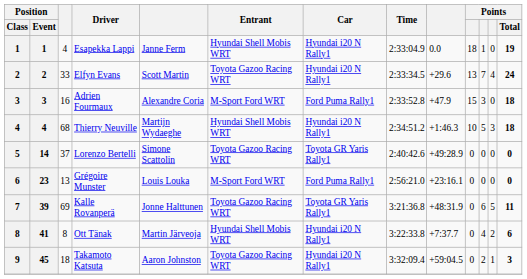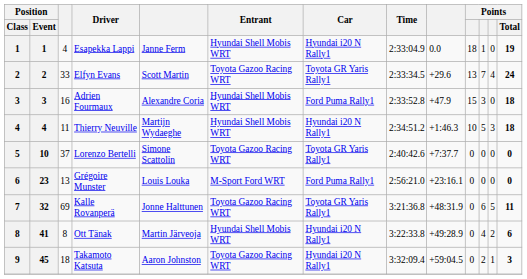(333, 74) Hyundai i20 N Rally1 -> (337, 74) Toyota GR Yaris Rally1
(247, 101) M-Sport Ford WRT -> (250, 101) Hyundai Shell Mobis WRT
(65, 127) 68 -> (65, 127) 11
(44, 154) 14 -> (44, 154) 10
(446, 154) +49:28.9 -> (444, 154) +7:37.7
(44, 207) 39 -> (44, 207) 32
(444, 233) +7:37.7 -> (446, 233) +49:28.9
